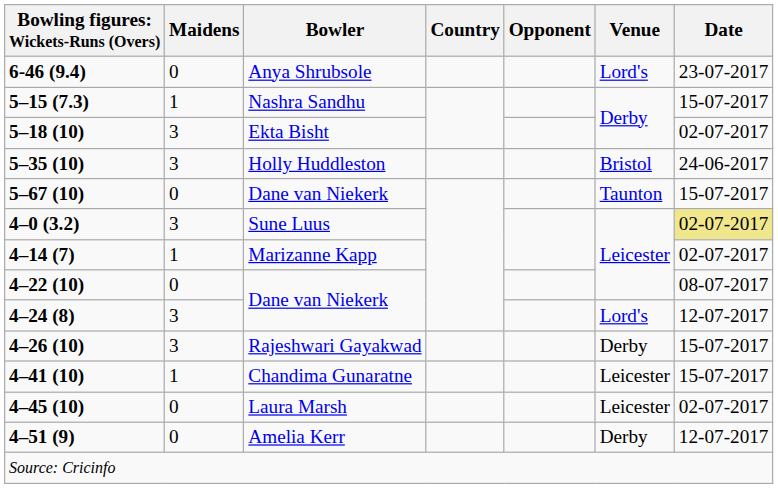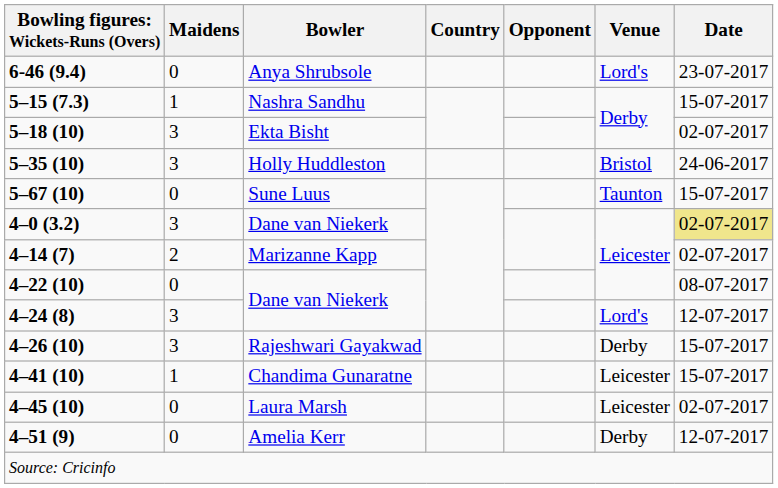(318, 193) Dane van Niekerk -> (289, 193) Sune Luus
(289, 224) Sune Luus -> (318, 224) Dane van Niekerk
(174, 254) 1 -> (174, 254) 2
